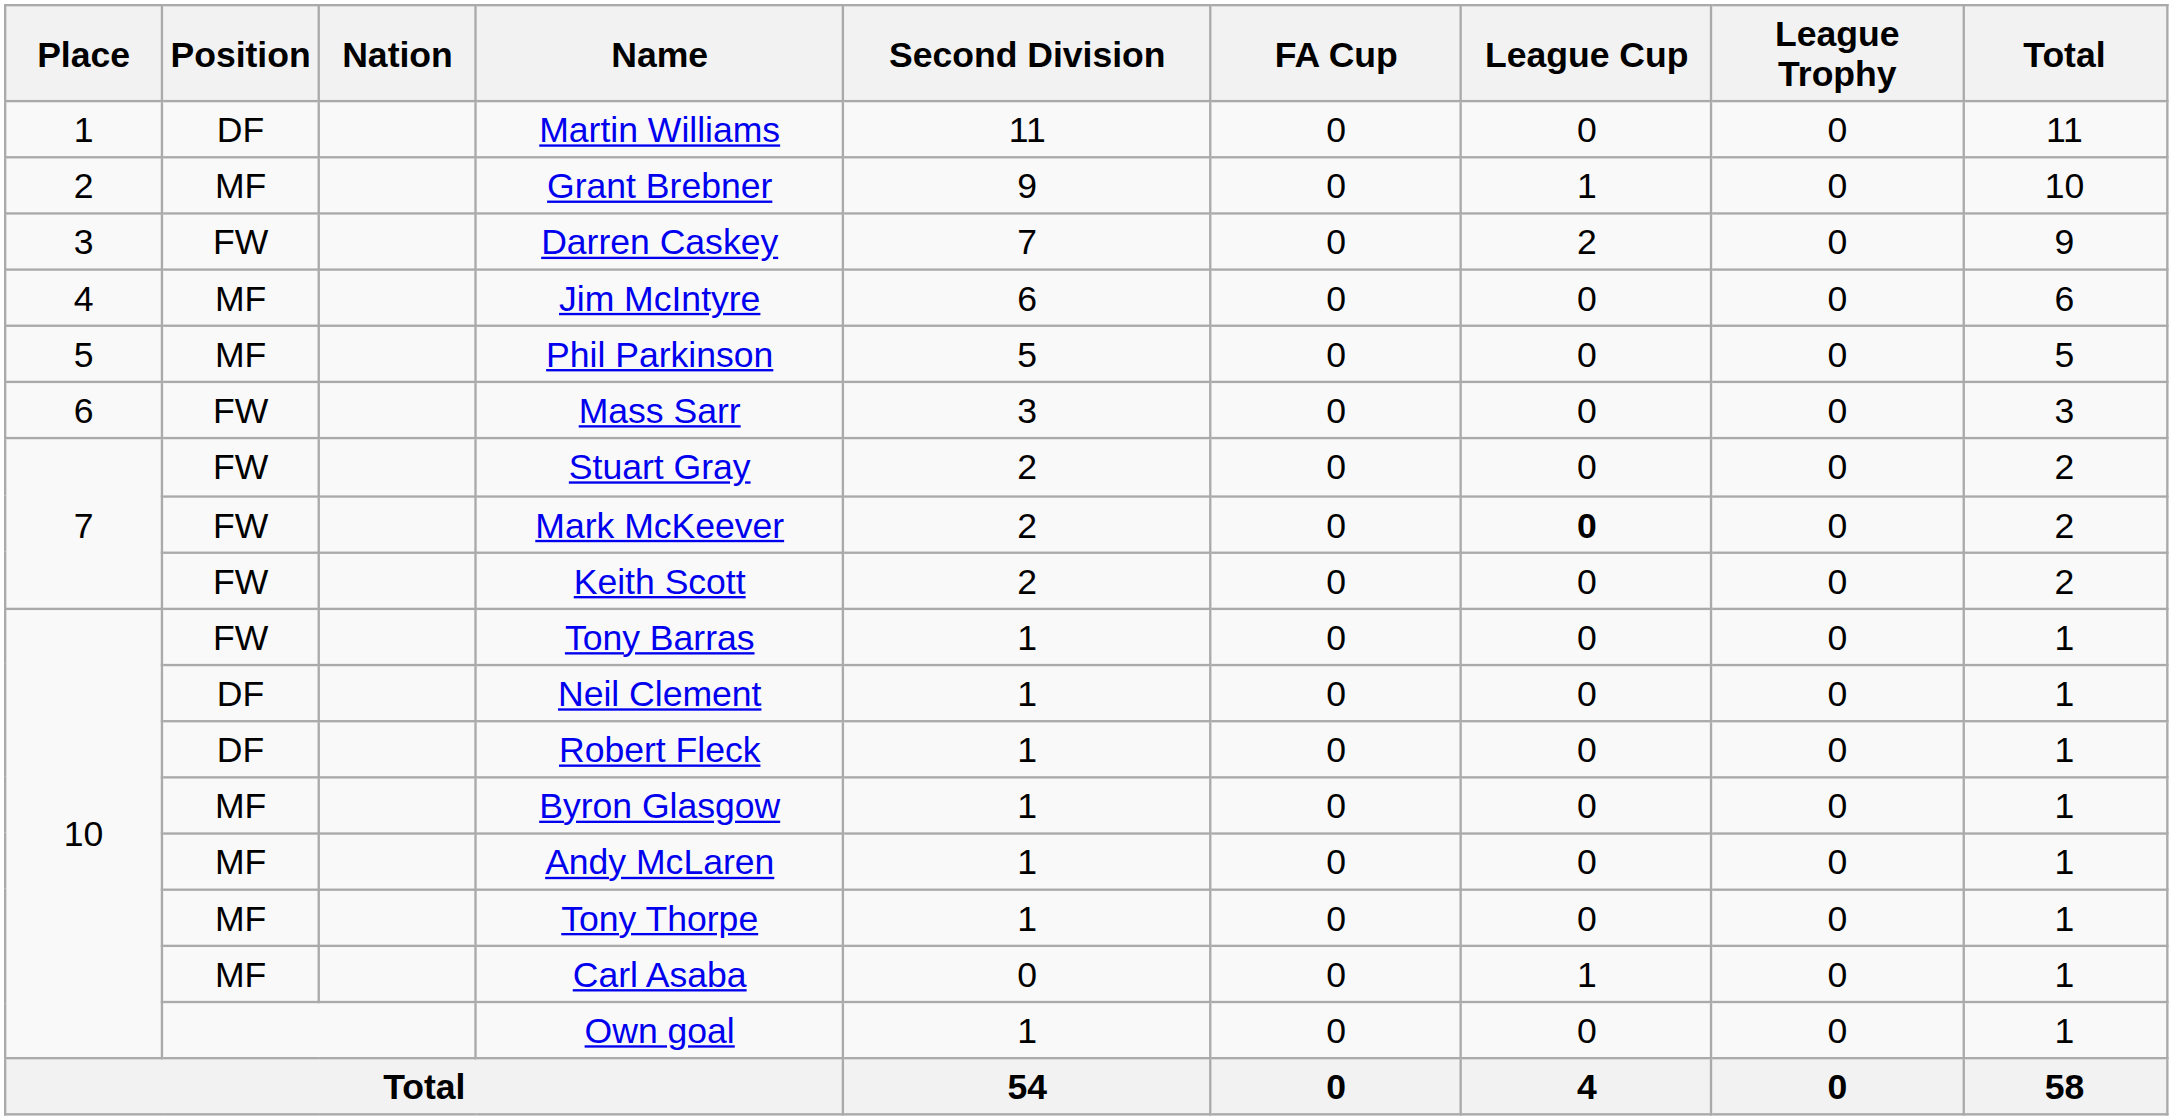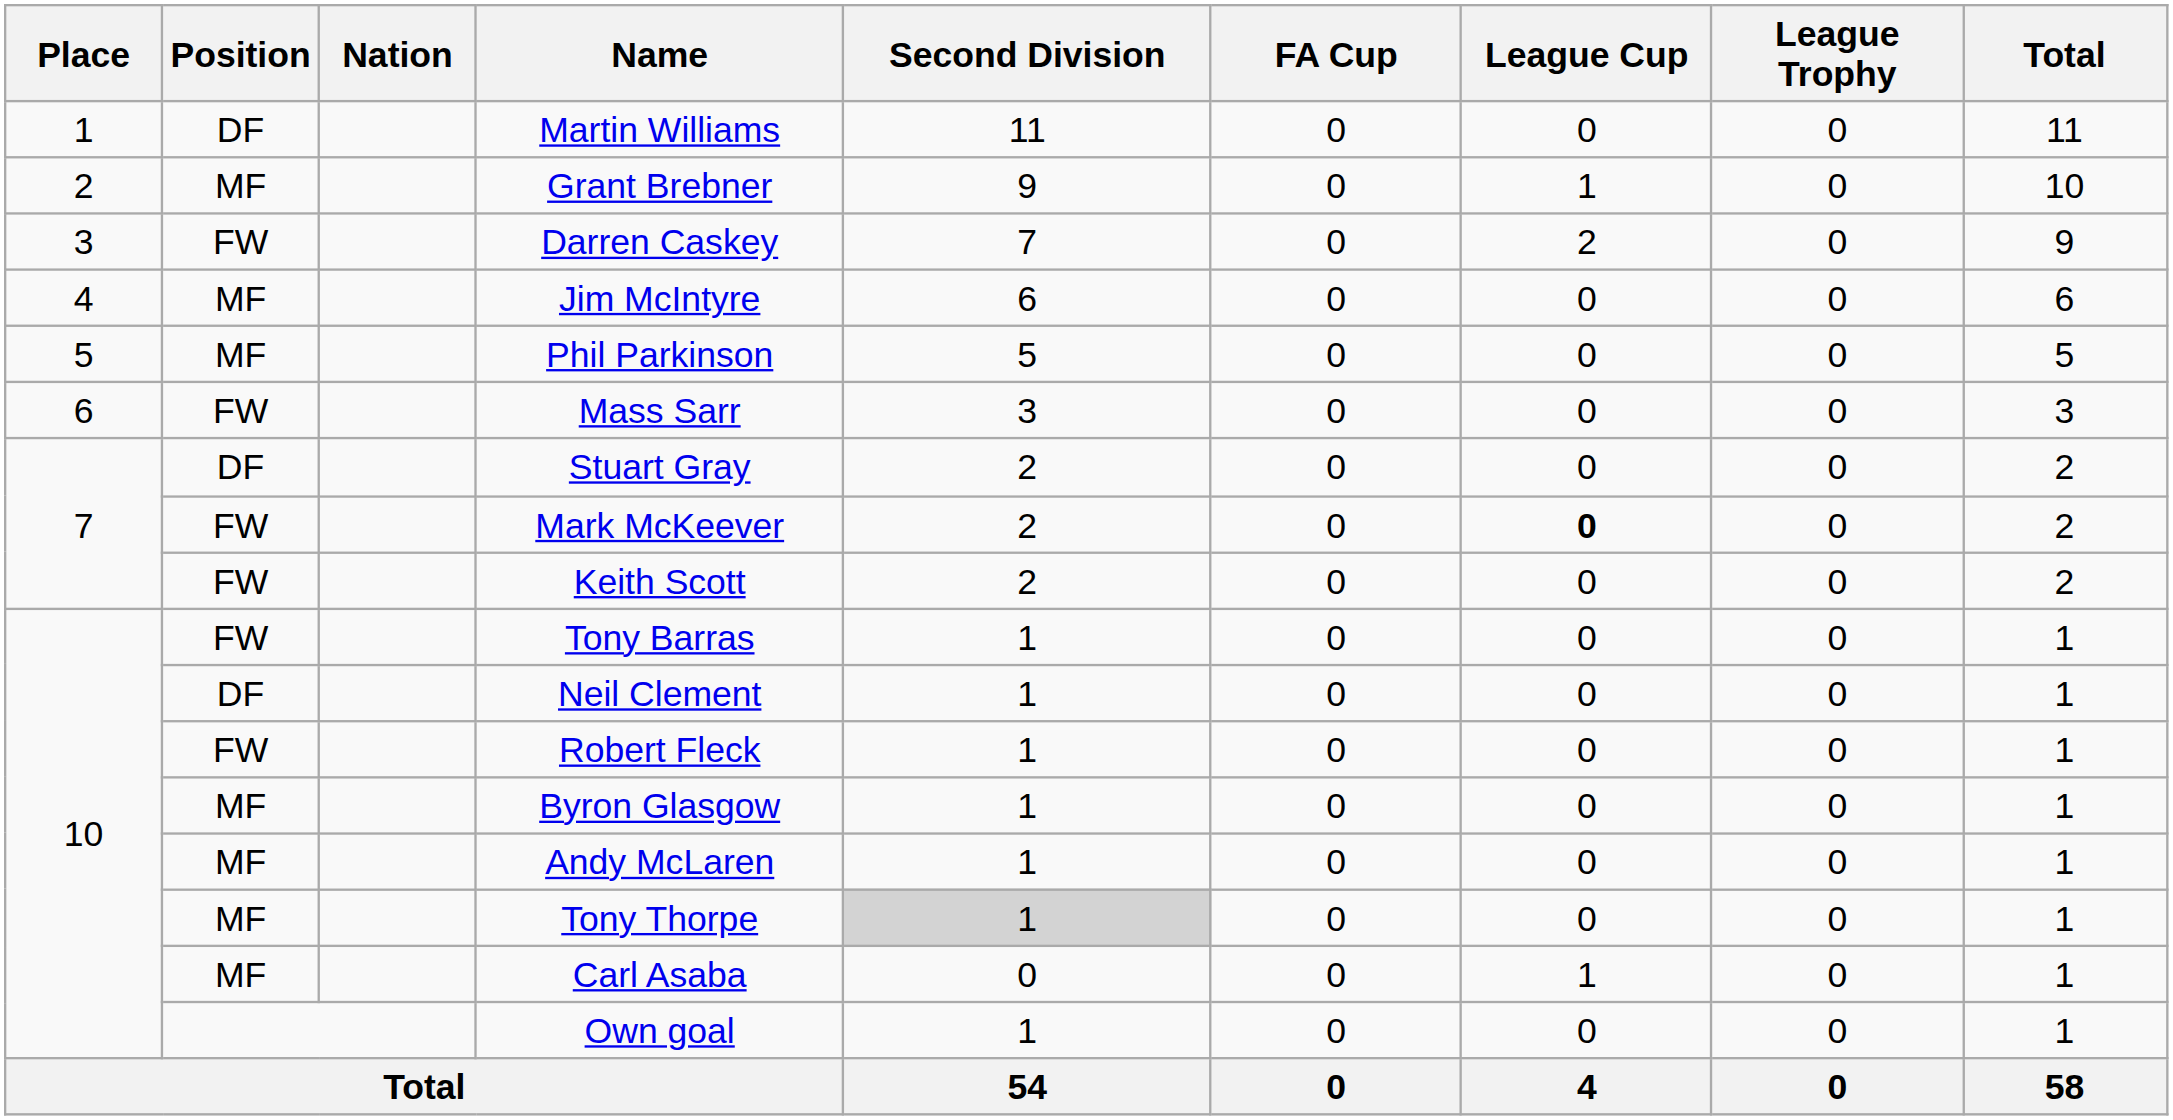(241, 467) FW -> (241, 467) DF
(241, 749) DF -> (241, 749) FW
(1027, 918) no background -> (1027, 918) lightgrey background
